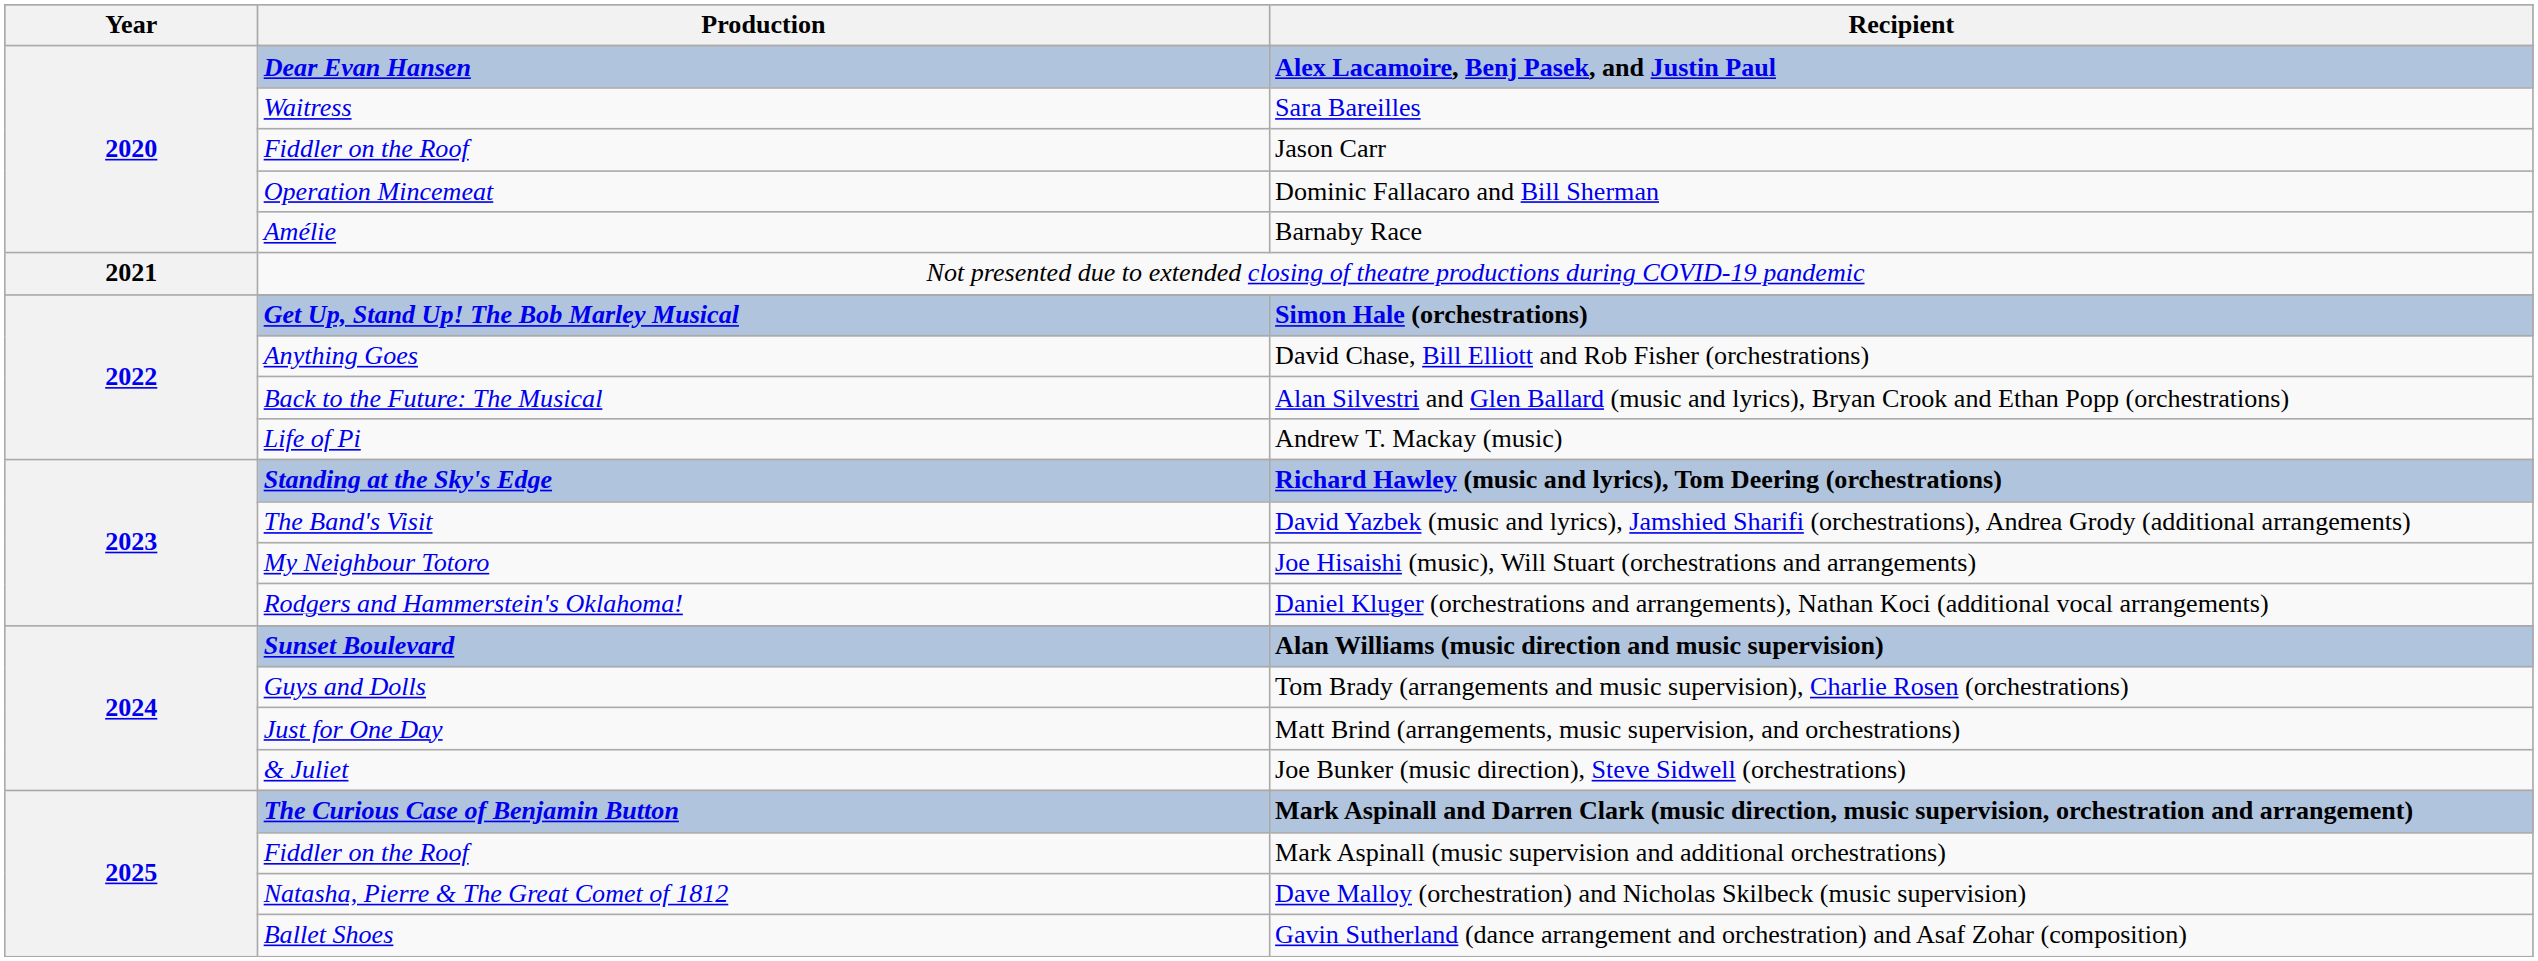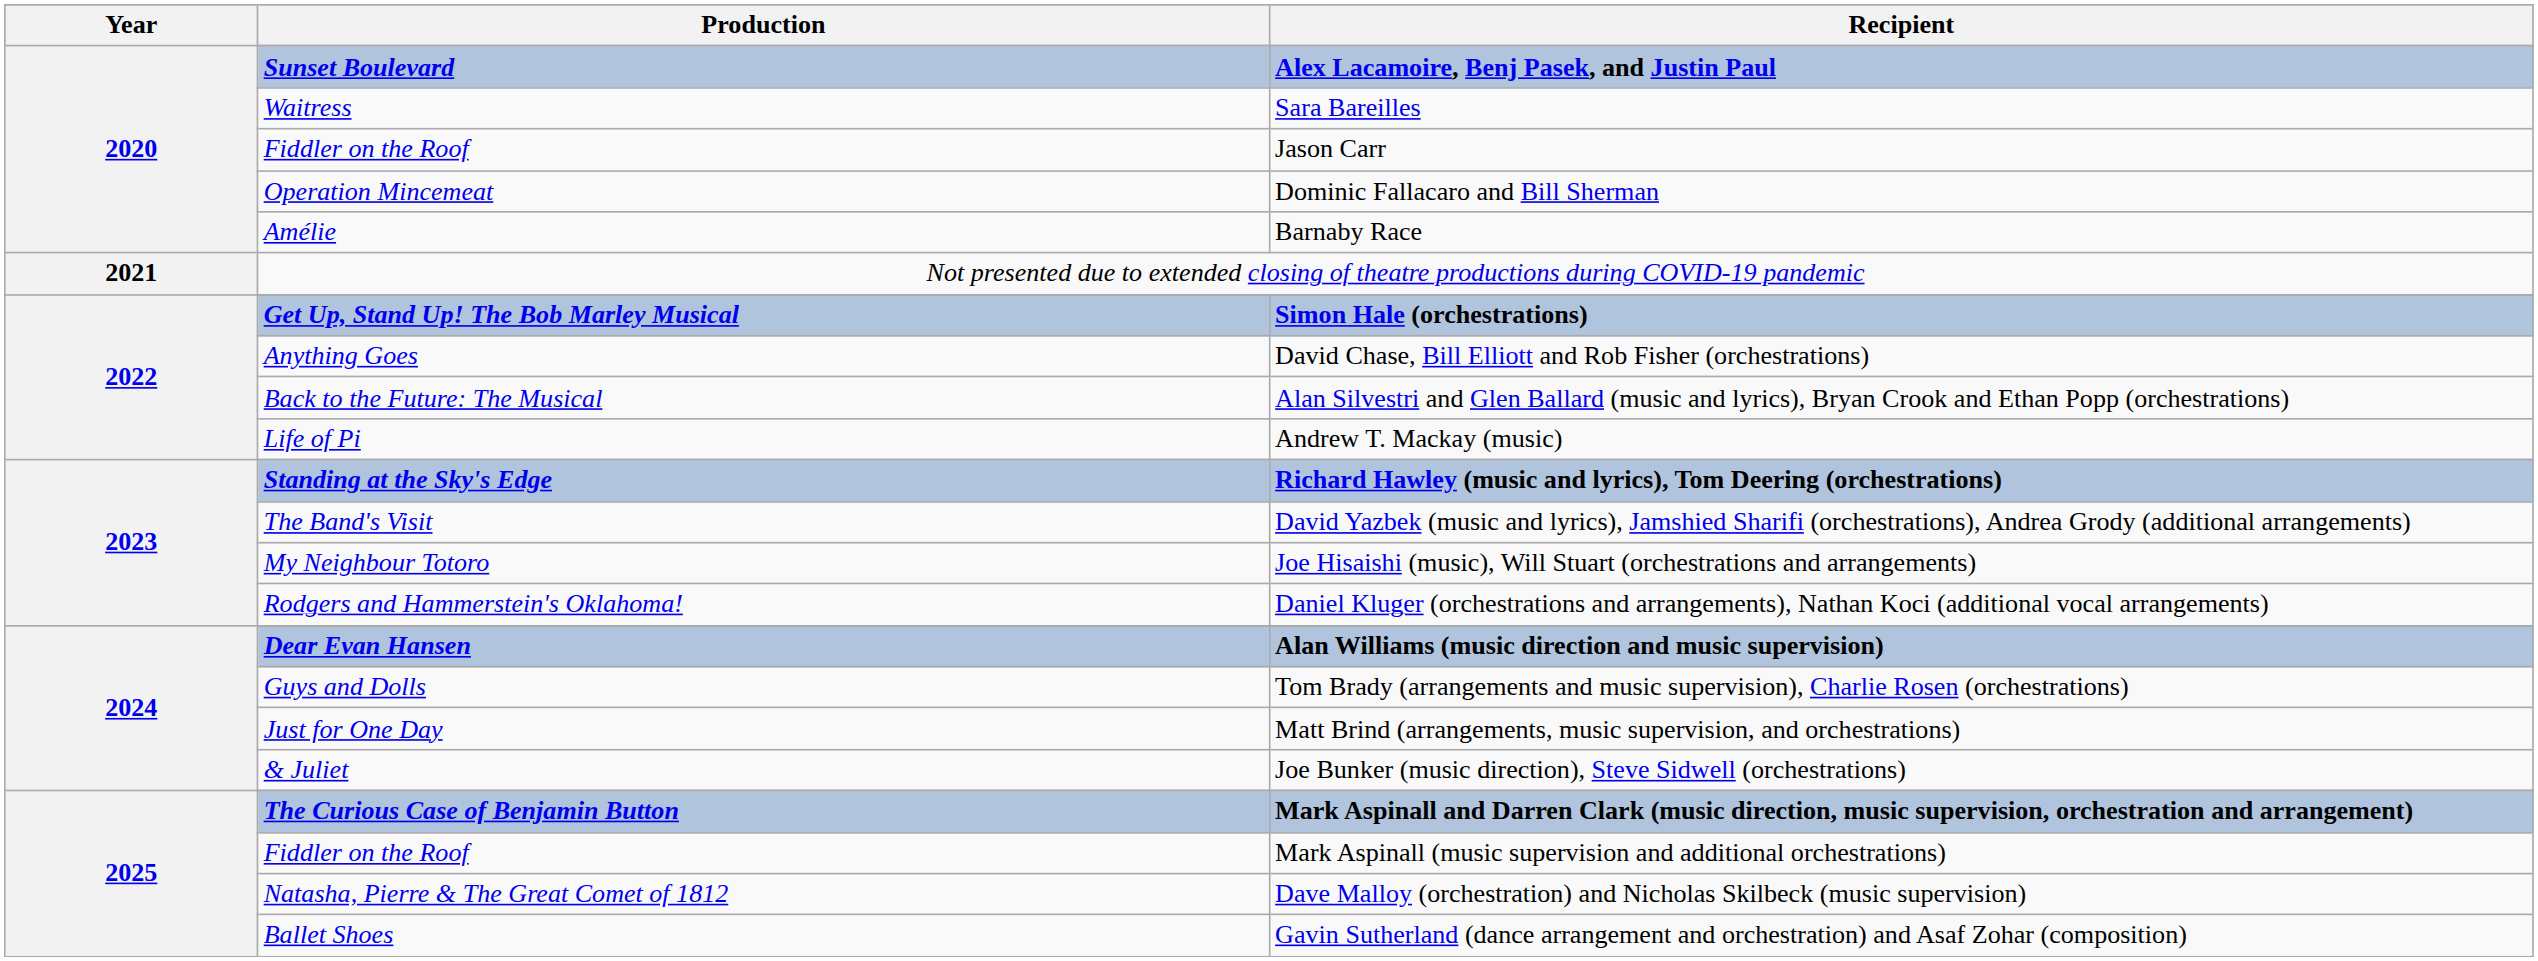(367, 66) Dear Evan Hansen -> (359, 66) Sunset Boulevard
(359, 645) Sunset Boulevard -> (367, 645) Dear Evan Hansen
